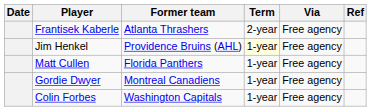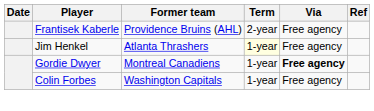(166, 30) Atlanta Thrashers -> (183, 30) Providence Bruins (AHL)
(183, 47) Providence Bruins (AHL) -> (166, 47) Atlanta Thrashers
- row: (62, 64)
(312, 81) normal -> (313, 64) bold
